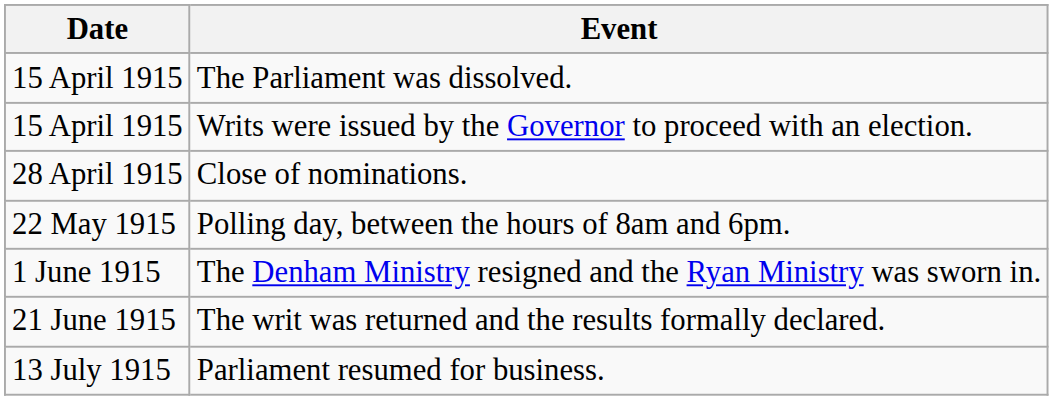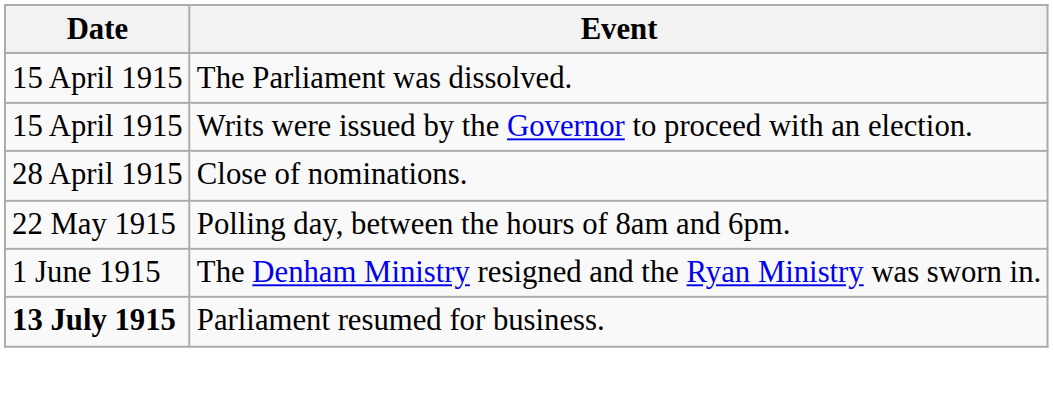- row: (541, 321)
(91, 369) normal -> (94, 321) bold
